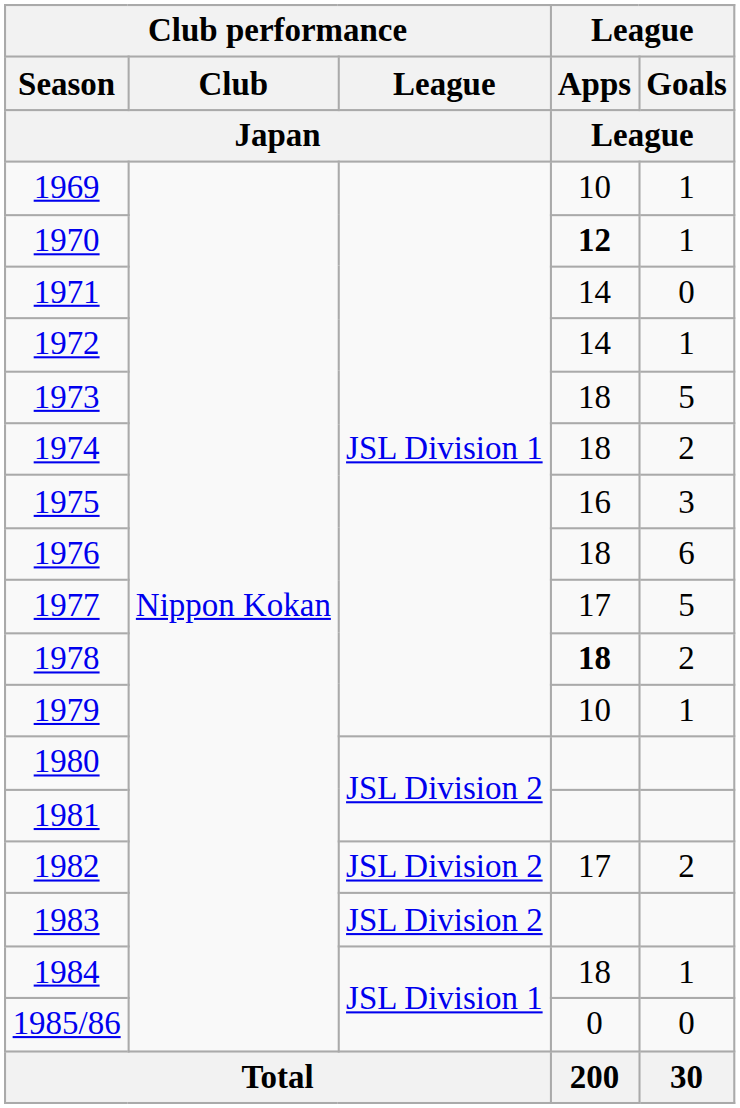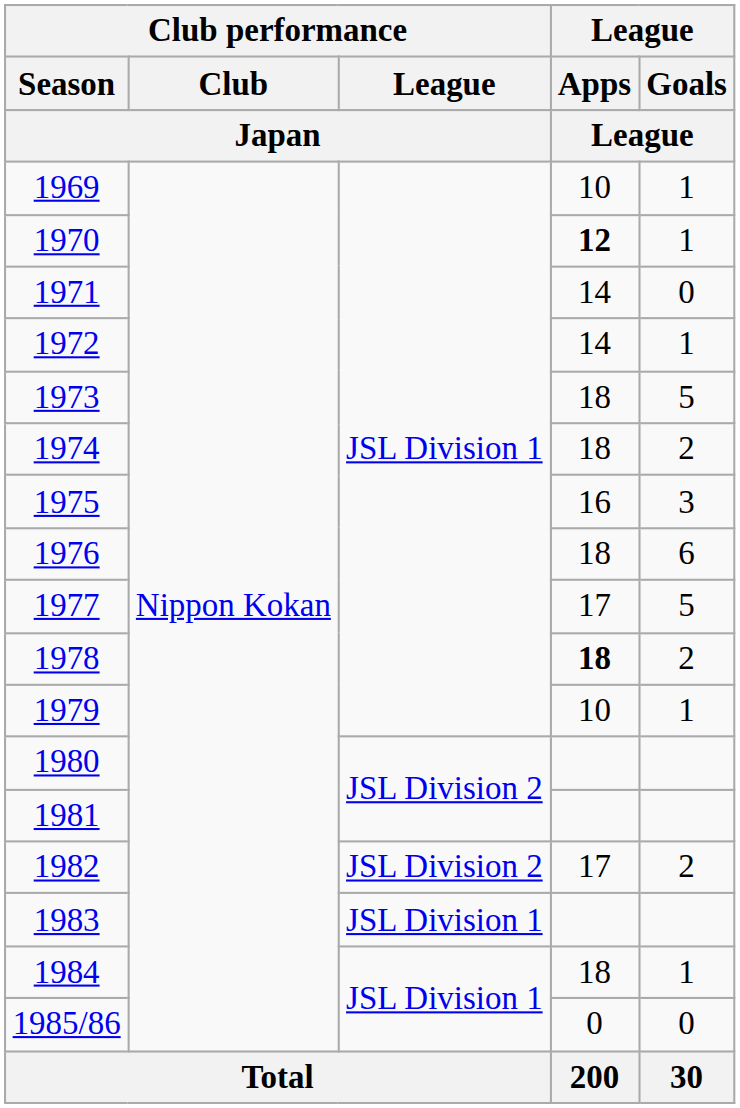(444, 919) JSL Division 2 -> (444, 919) JSL Division 1
